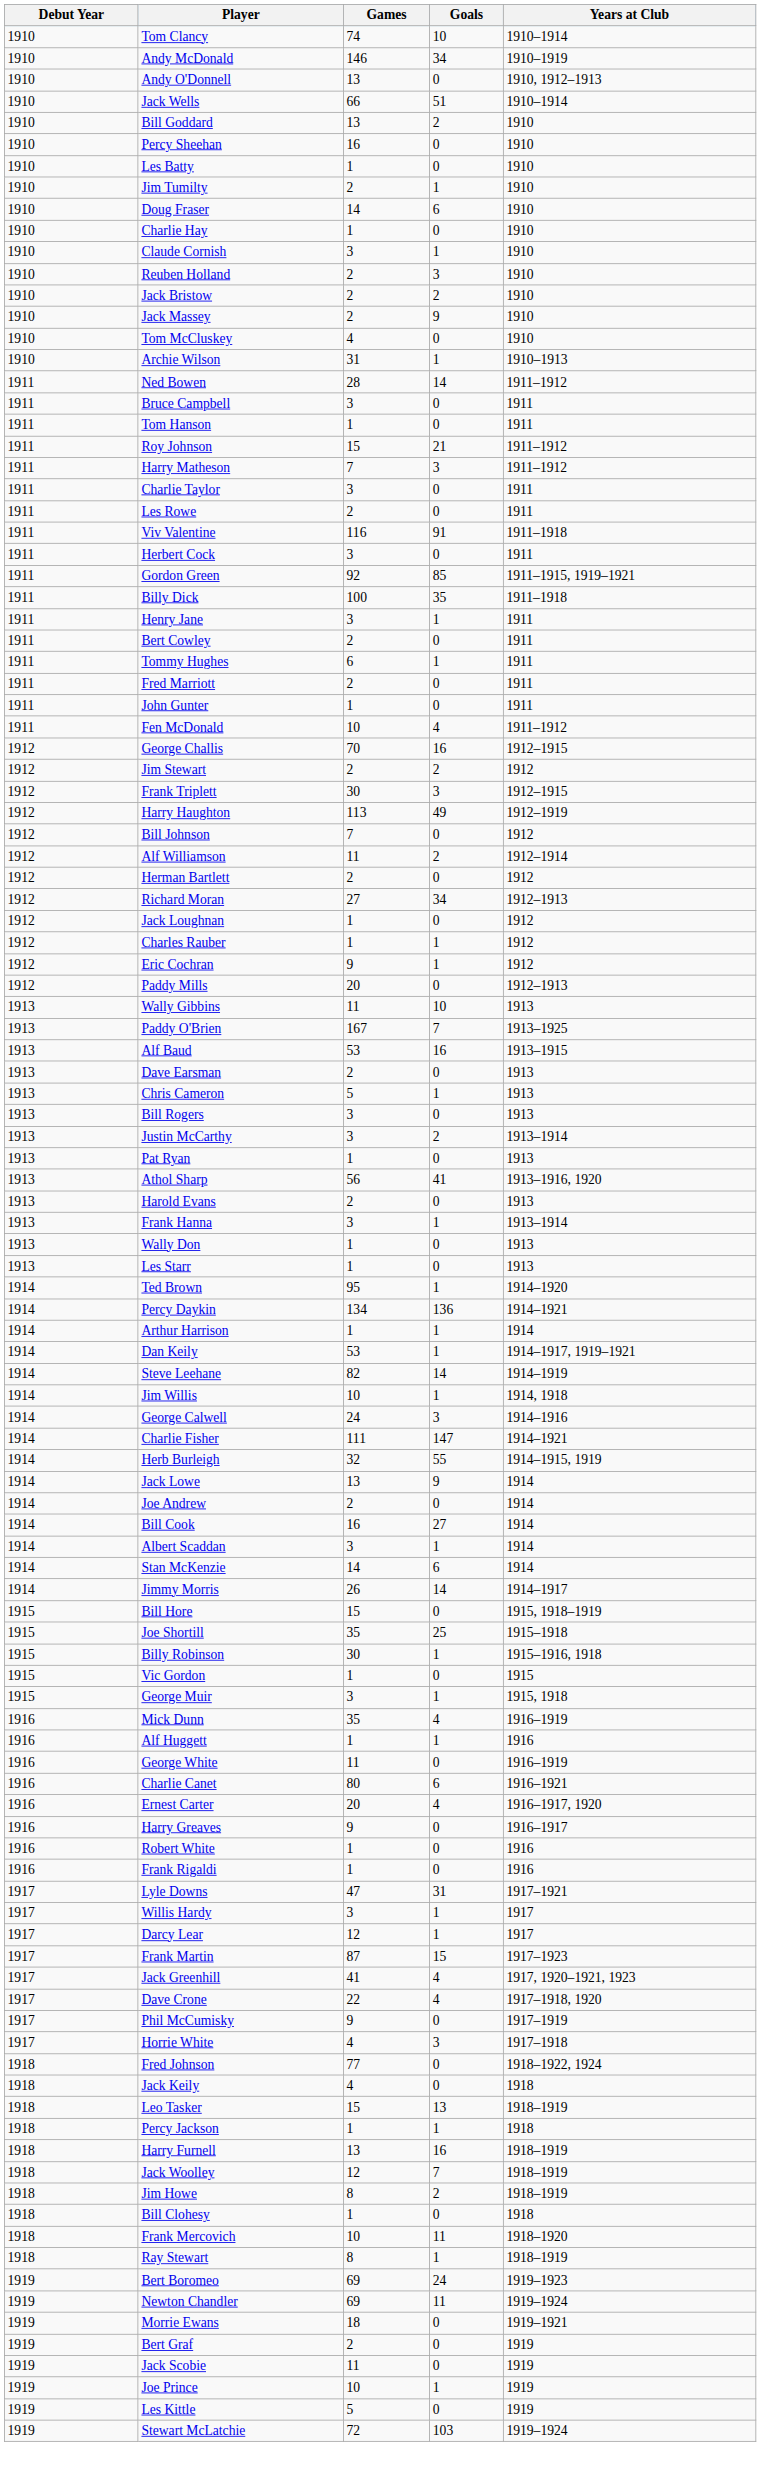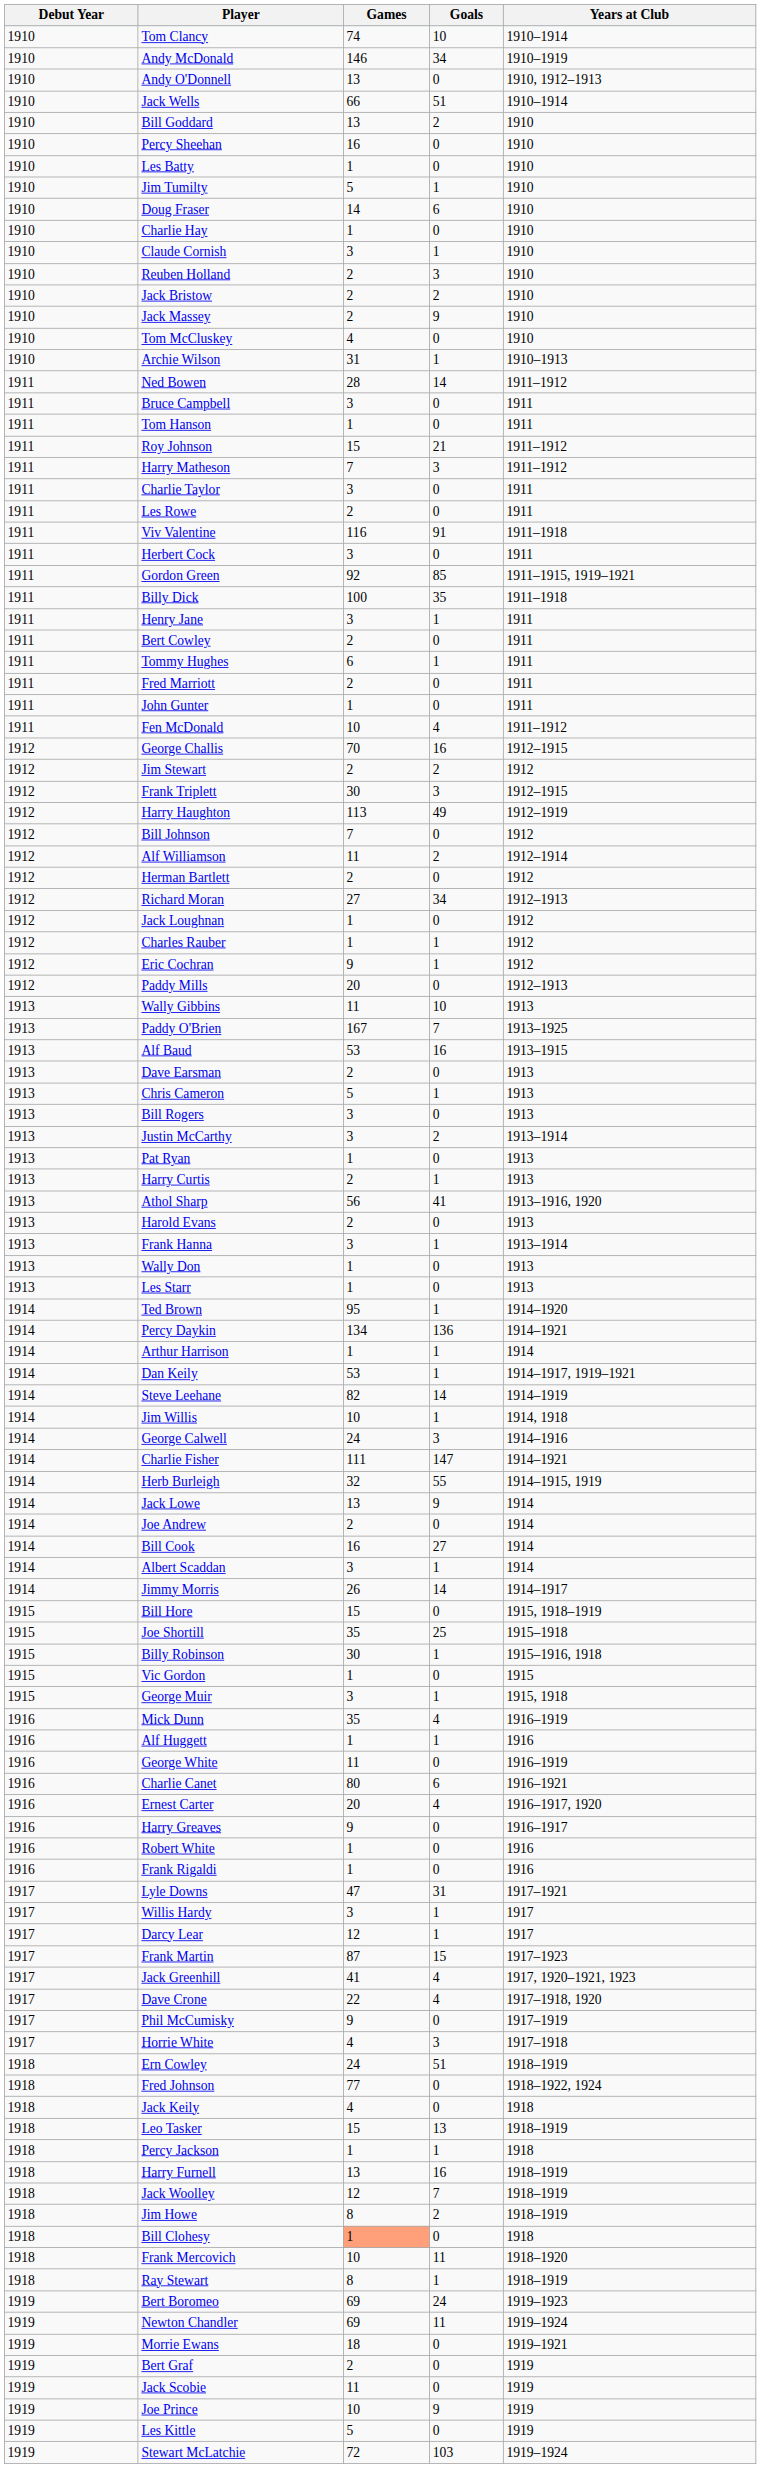(350, 187) 2 -> (350, 187) 5
+ row: (176, 1179)
- row: (184, 1568)
+ row: (174, 2064)
(350, 2215) no background -> (350, 2236) lightsalmon background
(436, 2387) 1 -> (436, 2409) 9
